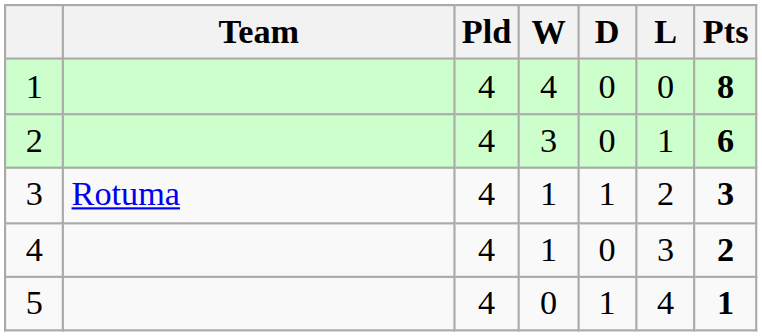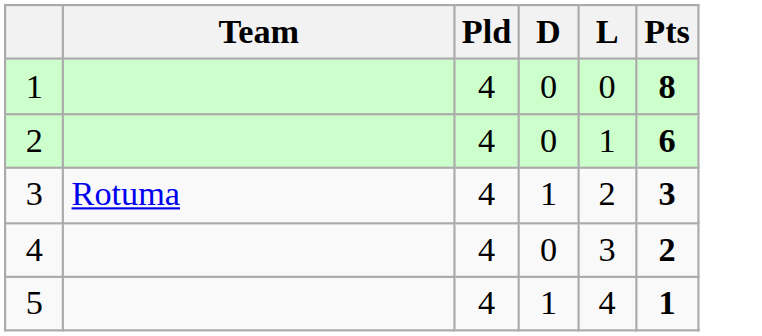- column: (548, 31)
